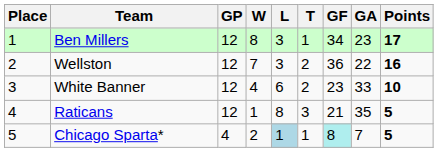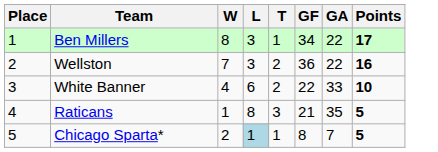- column: (232, 16)
(363, 40) 23 -> (334, 40) 22
(335, 87) 23 -> (306, 87) 22
(331, 135) paleturquoise background -> (302, 135) no background
